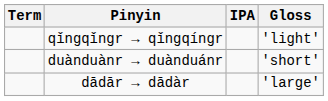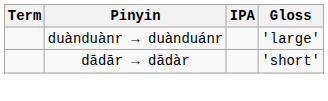- row: (136, 39)
(291, 61) 'short' -> (291, 39) 'large'
(291, 84) 'large' -> (291, 61) 'short'
